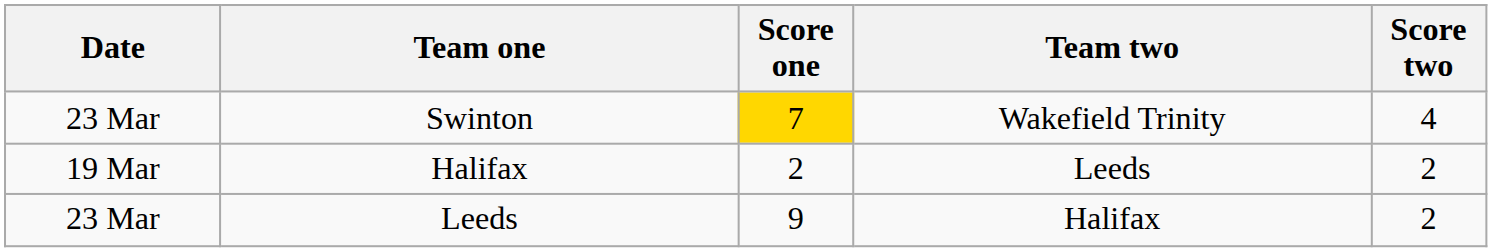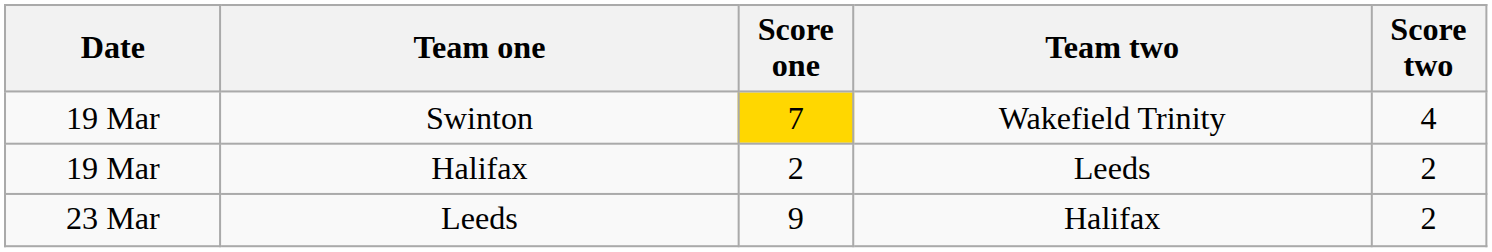(113, 117) 23 Mar -> (113, 117) 19 Mar
